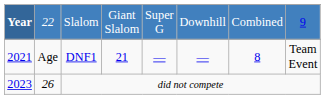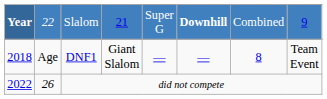(122, 22) Giant Slalom -> (122, 22) 21
(203, 22) normal -> (203, 22) bold
(20, 57) 2021 -> (20, 57) 2018
(122, 57) 21 -> (122, 57) Giant Slalom
(20, 84) 2023 -> (20, 84) 2022
